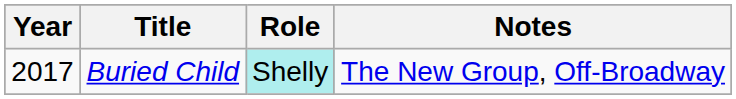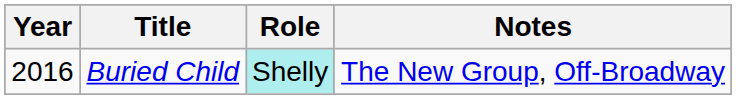(42, 71) 2017 -> (42, 71) 2016
